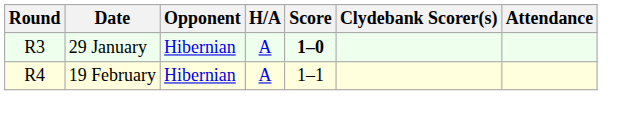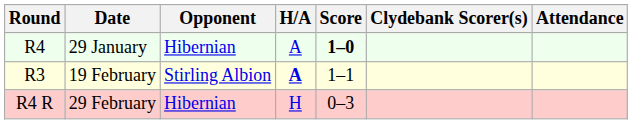(35, 47) R3 -> (35, 47) R4
(35, 75) R4 -> (35, 75) R3
(200, 75) Hibernian -> (218, 75) Stirling Albion
(265, 75) normal -> (295, 75) bold
+ row: (112, 103)
